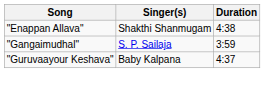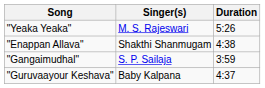+ row: (39, 28)
